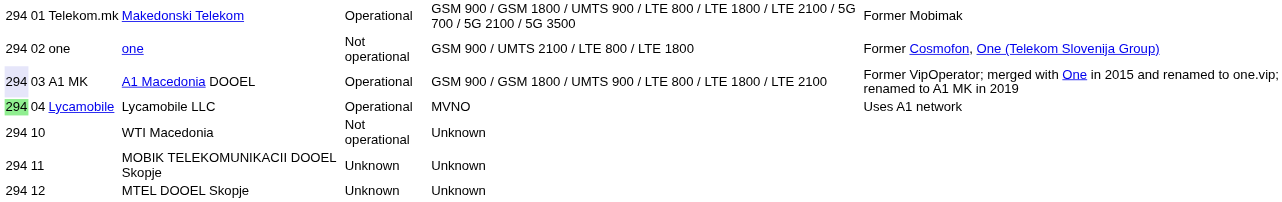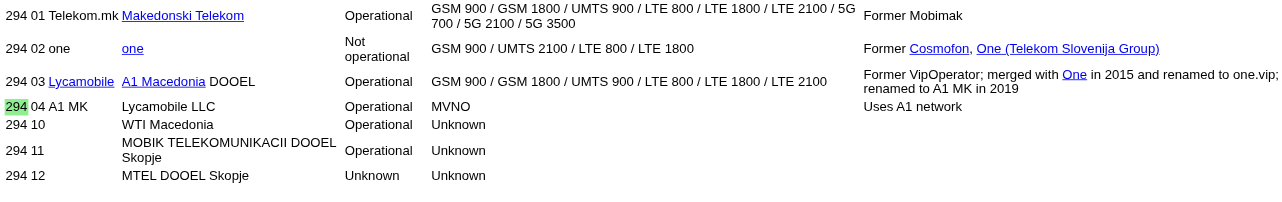(16, 81) lavender background -> (16, 81) no background
(68, 81) A1 MK -> (81, 81) Lycamobile
(81, 107) Lycamobile -> (68, 107) A1 MK
(377, 132) Not operational -> (379, 125) Operational
(372, 165) Unknown -> (379, 150) Operational
